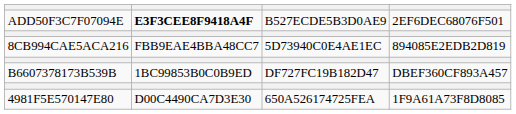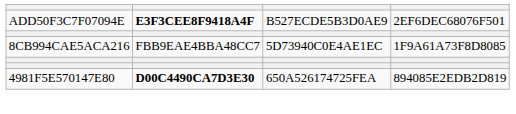(449, 46) 894085E2EDB2D819 -> (450, 46) 1F9A61A73F8D8085
- row: (62, 72)
(193, 99) normal -> (195, 78) bold
(449, 99) 1F9A61A73F8D8085 -> (450, 78) 894085E2EDB2D819
